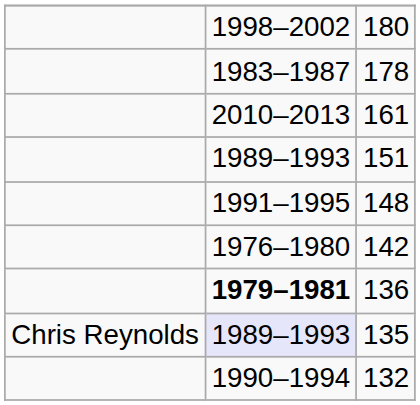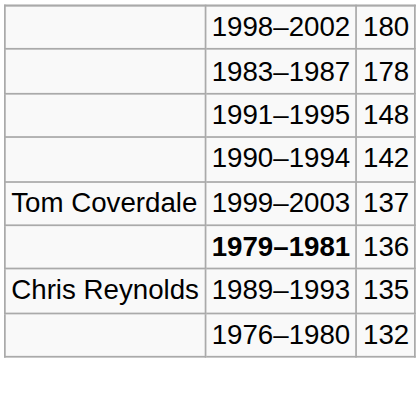- row: (386, 114)
- row: (386, 158)
(281, 246) 1976–1980 -> (281, 158) 1990–1994
+ row: (386, 202)
(281, 334) lavender background -> (281, 290) no background
(281, 378) 1990–1994 -> (281, 334) 1976–1980
